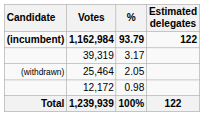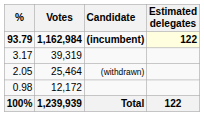columns swapped: (31, 18) <-> (131, 18)
(189, 39) no background -> (189, 39) lightyellow background
